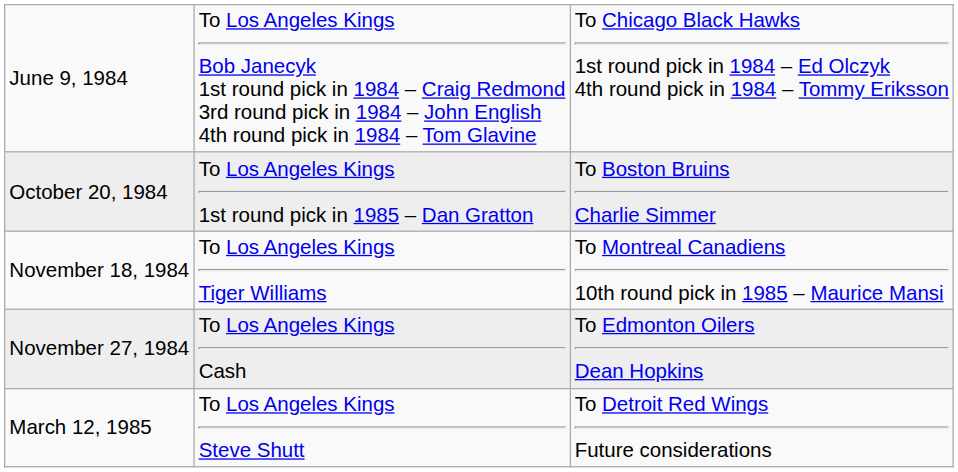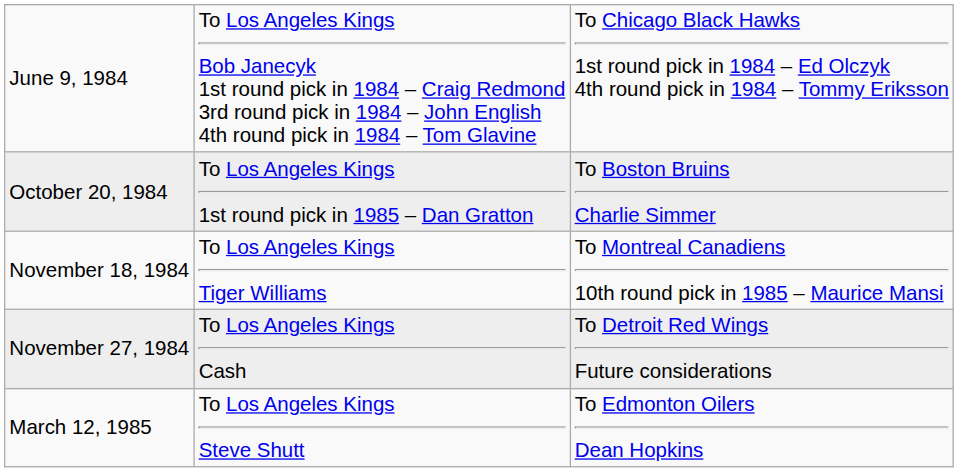(762, 348) To Edmonton Oilers Dean Hopkins -> (762, 348) To Detroit Red Wings Future considerations
(762, 427) To Detroit Red Wings Future considerations -> (762, 427) To Edmonton Oilers Dean Hopkins
